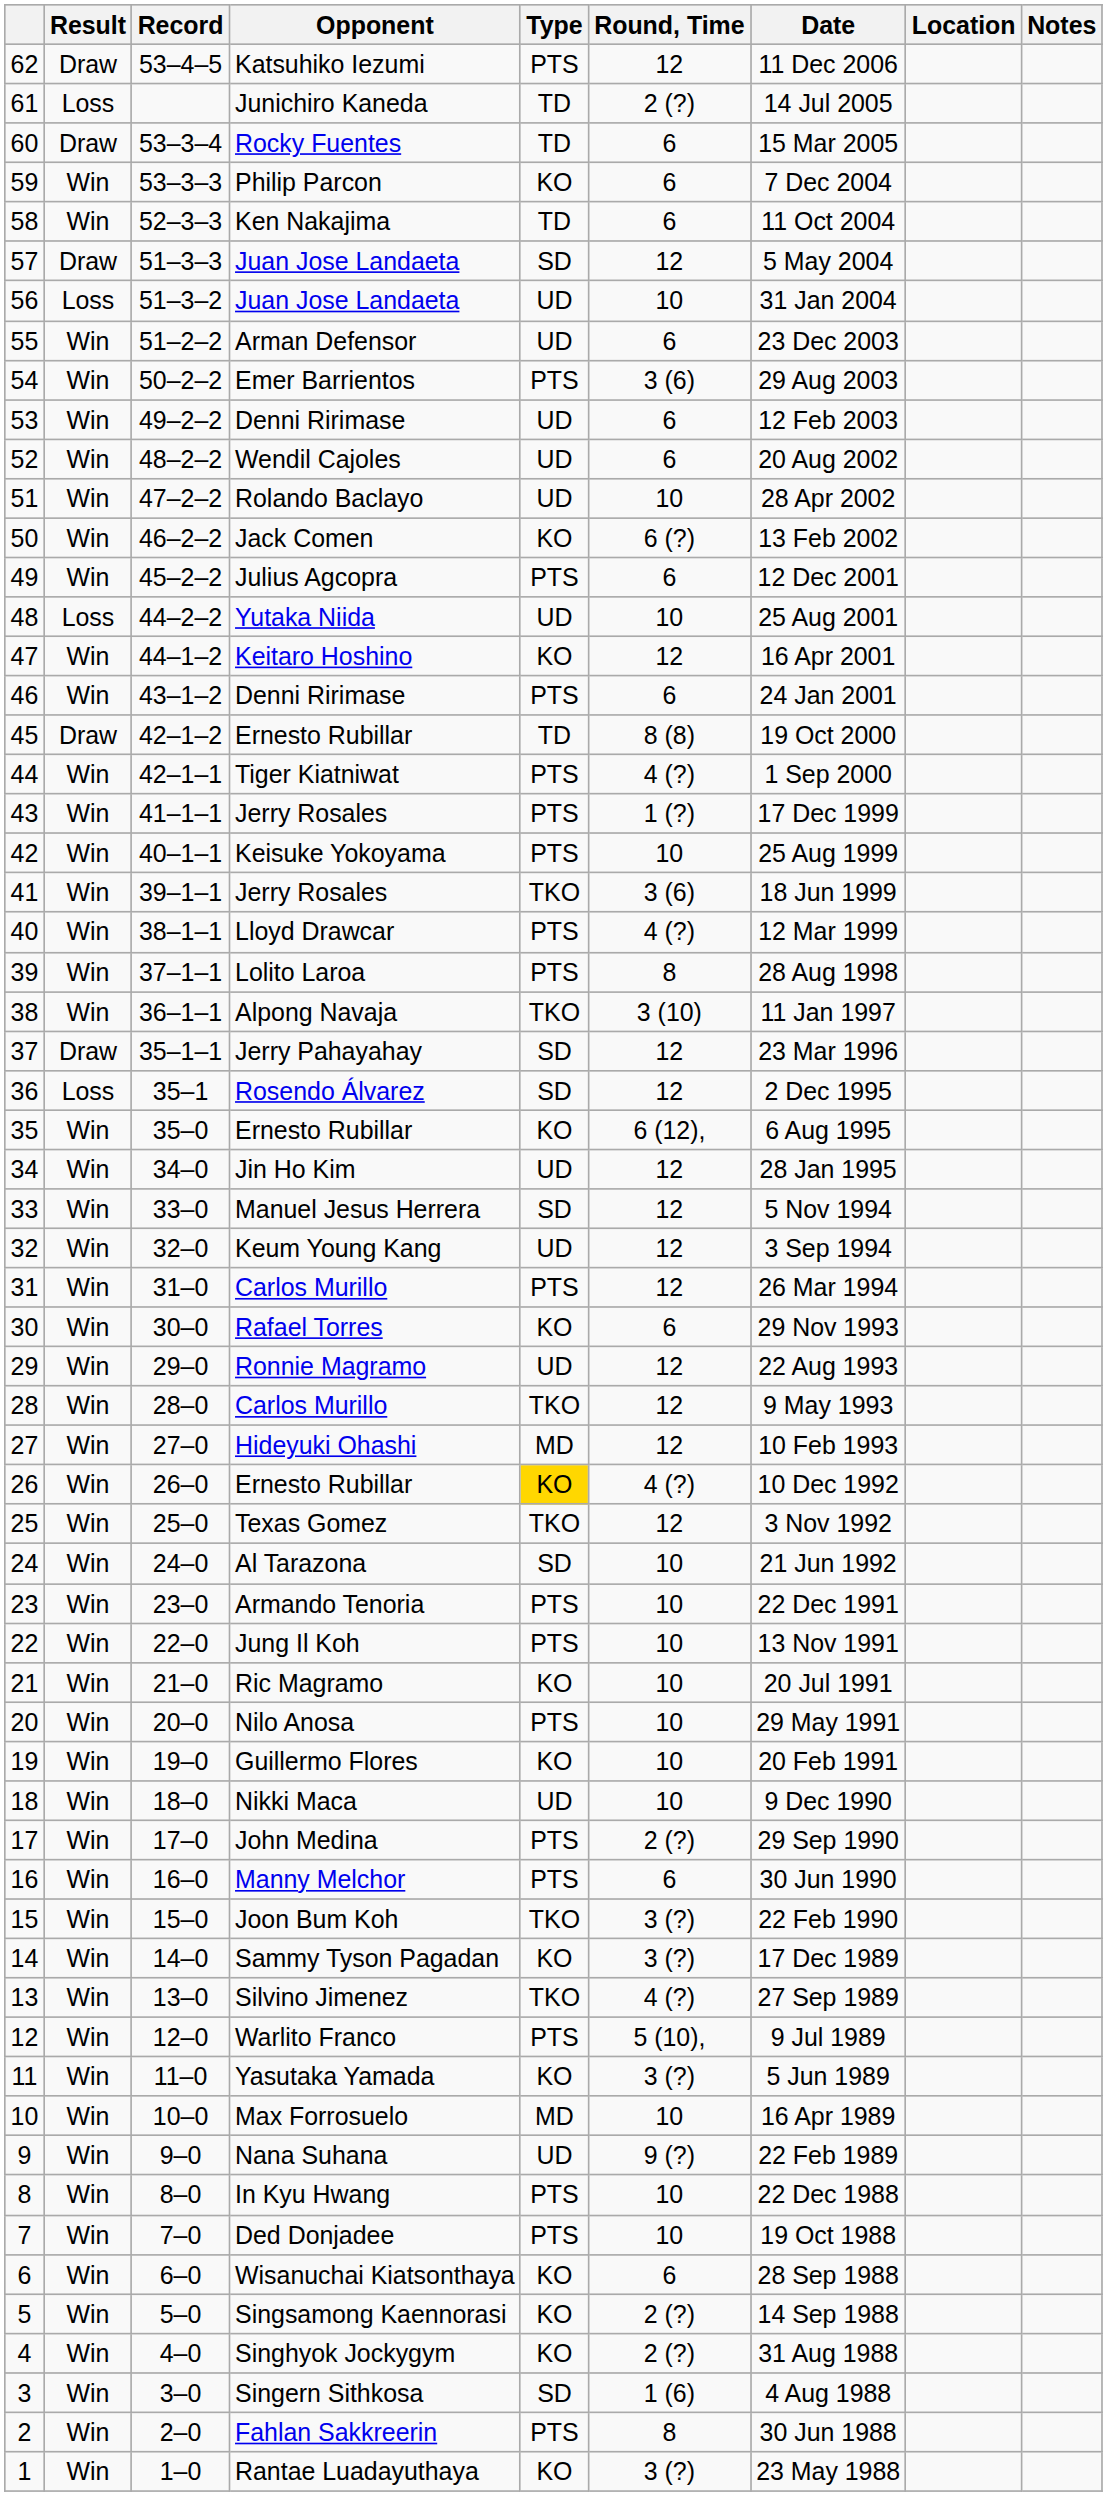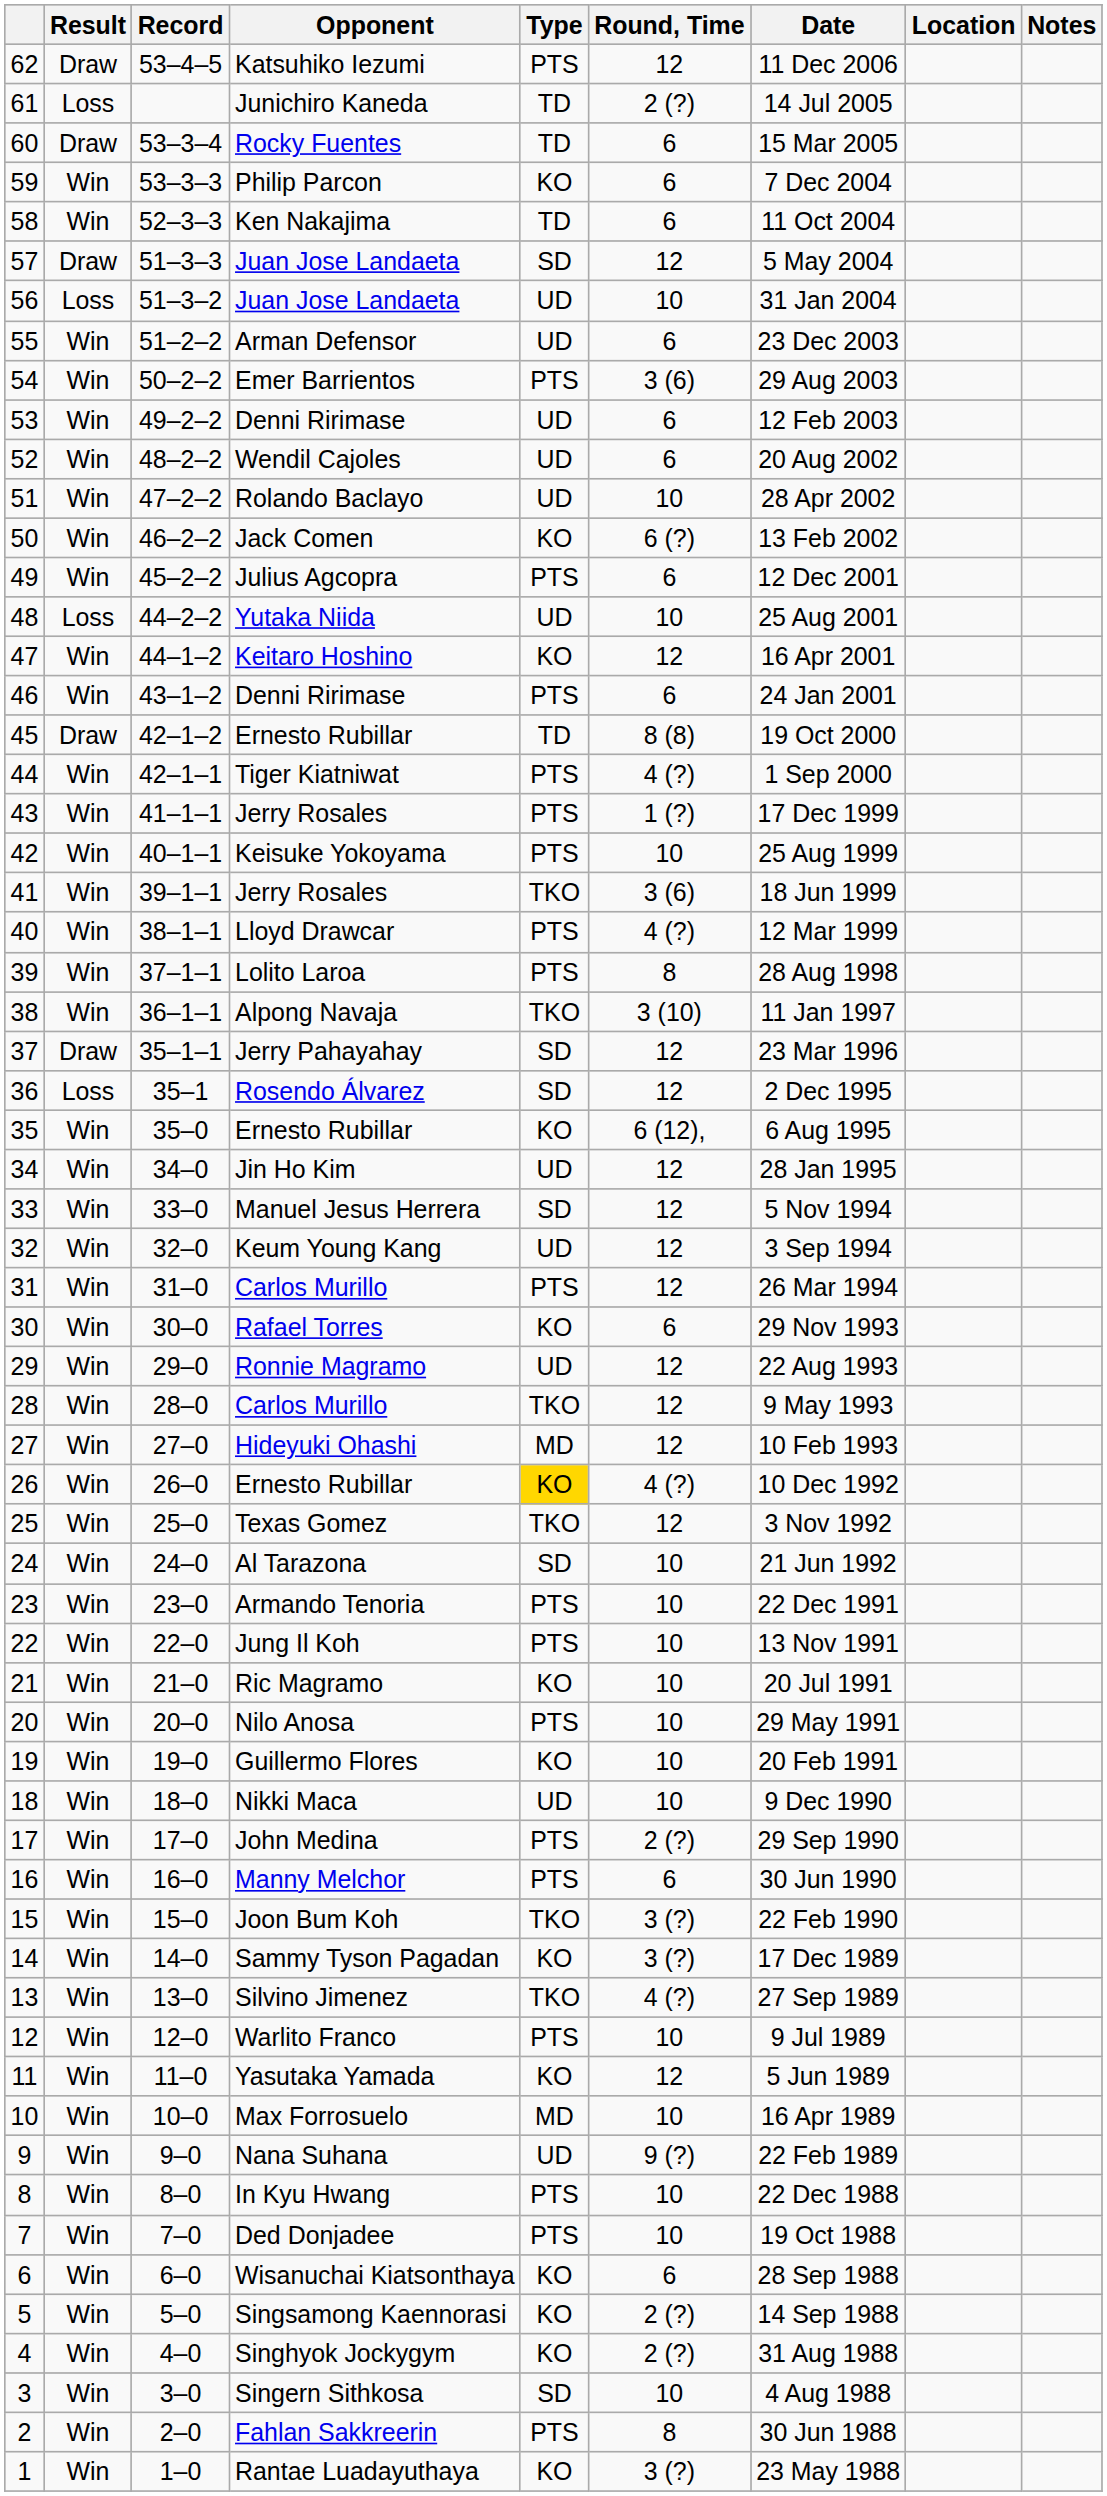(669, 2037) 5 (10), -> (669, 2037) 10
(669, 2077) 3 (?) -> (669, 2077) 12
(669, 2392) 1 (6) -> (669, 2392) 10
